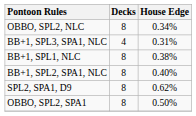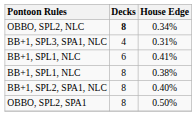(124, 27) normal -> (124, 27) bold
+ row: (165, 57)
- row: (165, 88)
